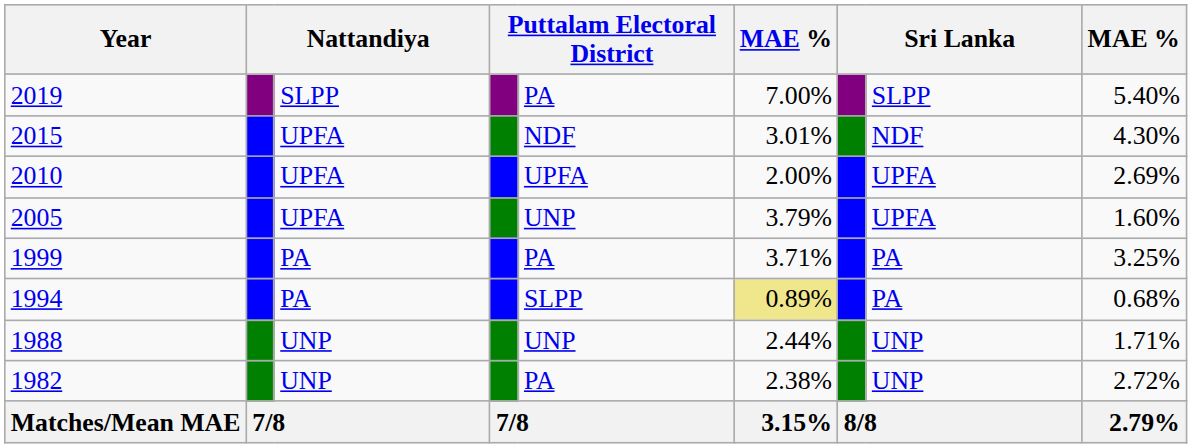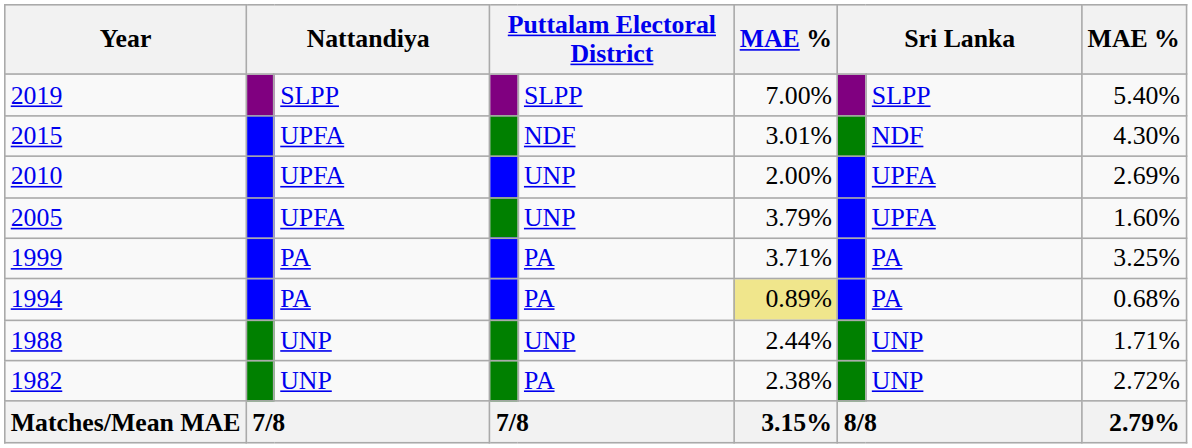(539, 94) PA -> (553, 94) SLPP
(556, 176) UPFA -> (550, 176) UNP
(553, 299) SLPP -> (539, 299) PA
